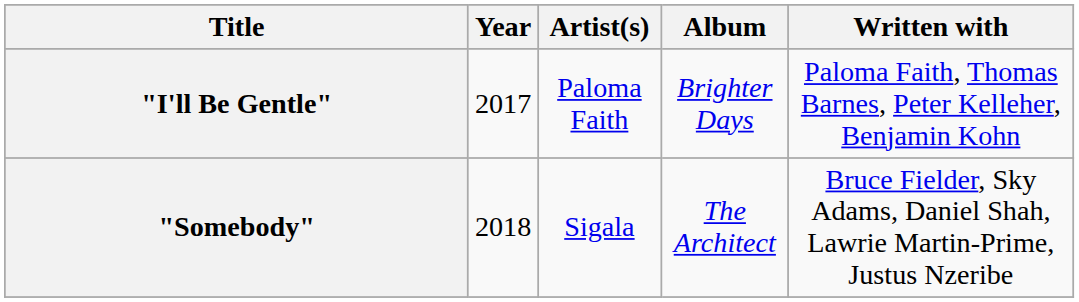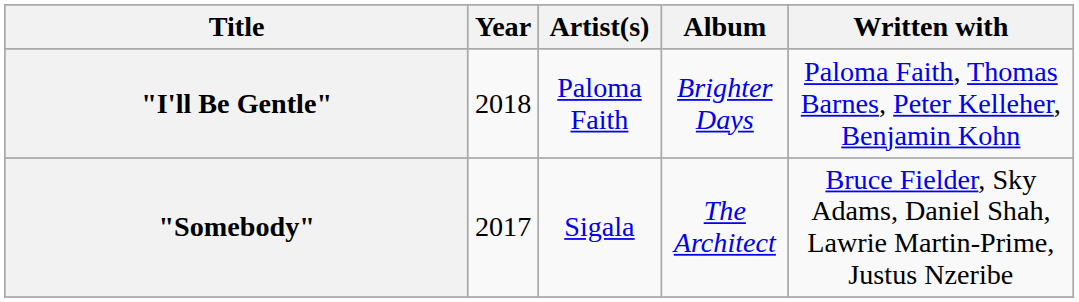(503, 103) 2017 -> (503, 103) 2018
(503, 227) 2018 -> (503, 227) 2017
